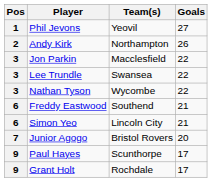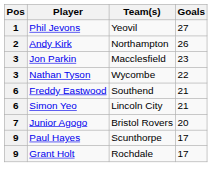(183, 59) 22 -> (183, 59) 23
- row: (56, 75)
